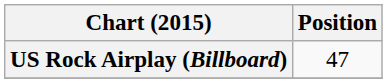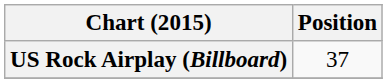(337, 59) 47 -> (337, 59) 37
